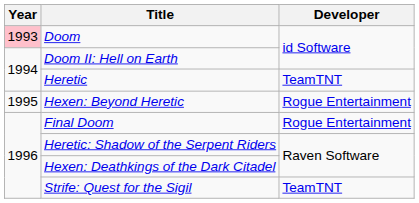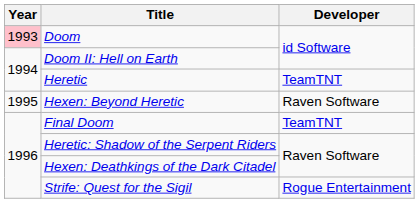(347, 101) Rogue Entertainment -> (331, 101) Raven Software
(347, 123) Rogue Entertainment -> (312, 123) TeamTNT
(312, 187) TeamTNT -> (347, 187) Rogue Entertainment
